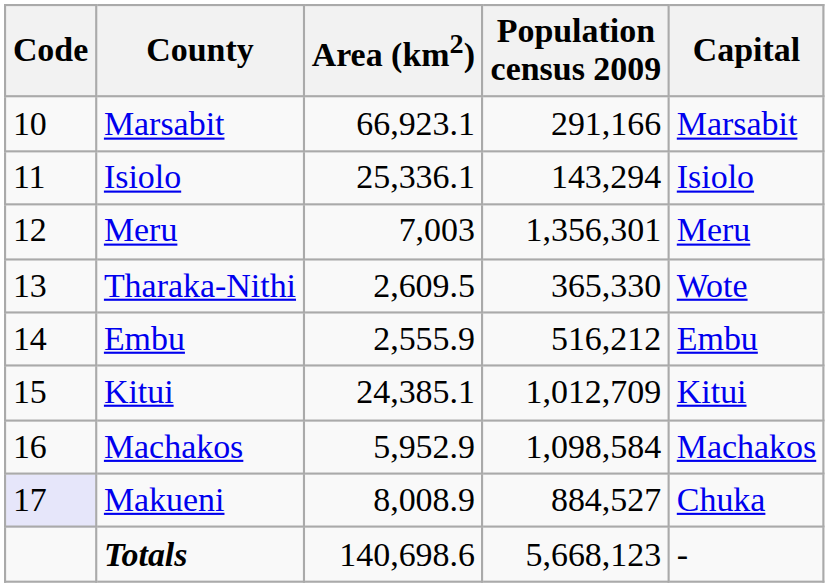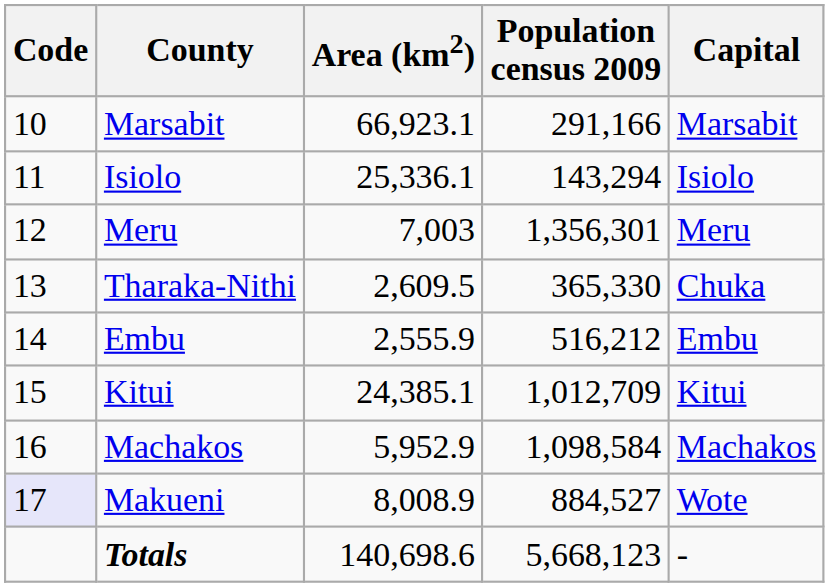(712, 284) Wote -> (721, 284) Chuka
(721, 499) Chuka -> (712, 499) Wote
